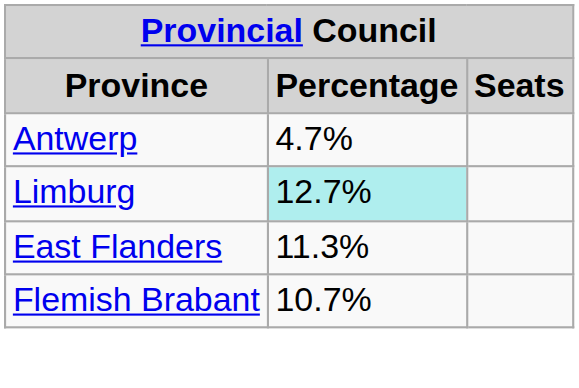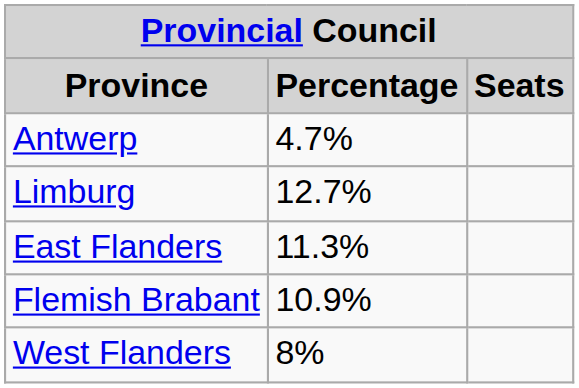(324, 192) paleturquoise background -> (324, 192) no background
(324, 300) 10.7% -> (324, 300) 10.9%
+ row: (122, 354)
